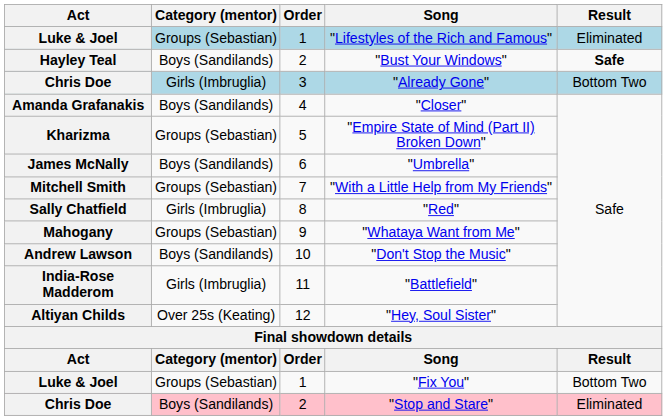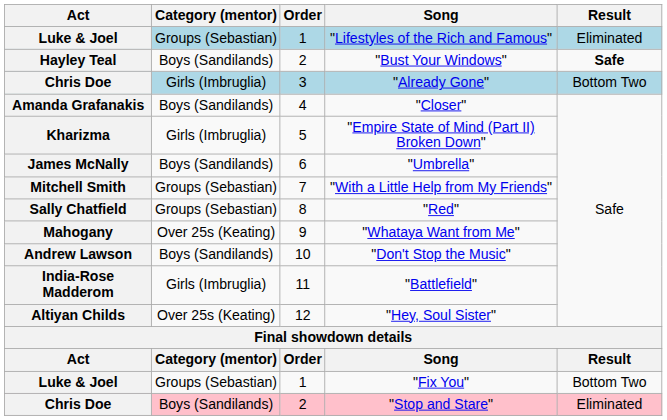(216, 135) Groups (Sebastian) -> (216, 135) Girls (Imbruglia)
(216, 210) Girls (Imbruglia) -> (216, 210) Groups (Sebastian)
(216, 232) Groups (Sebastian) -> (216, 232) Over 25s (Keating)
